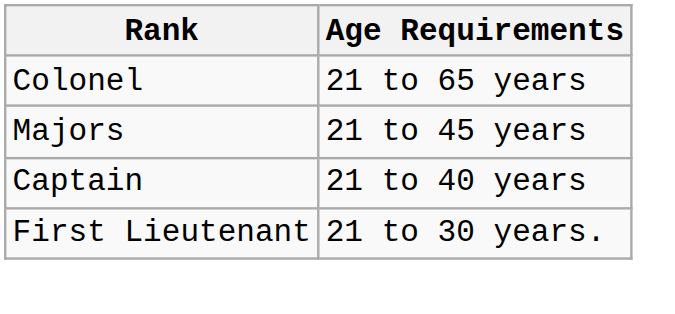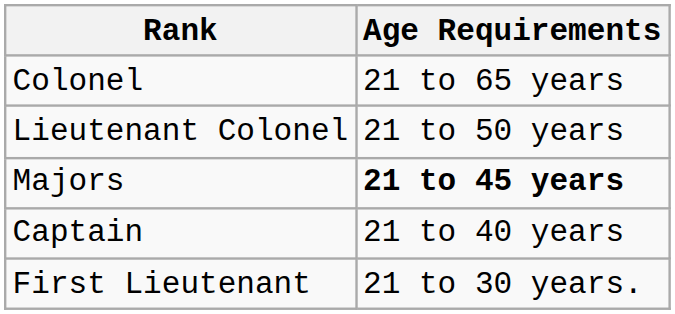+ row: (180, 132)
(456, 132) normal -> (494, 182) bold
